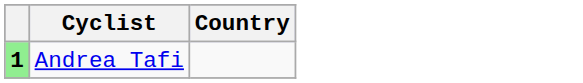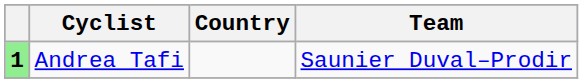+ column: (436, 23)
